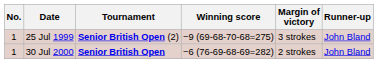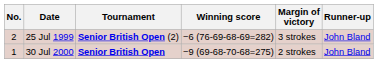(14, 37) 1 -> (14, 37) 2
(228, 37) −9 (69-68-70-68=275) -> (228, 37) −6 (76-69-68-69=282)
(228, 52) −6 (76-69-68-69=282) -> (228, 52) −9 (69-68-70-68=275)
